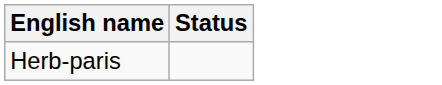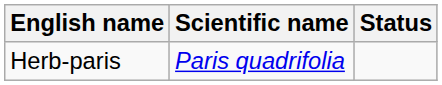+ column: (262, 23)
